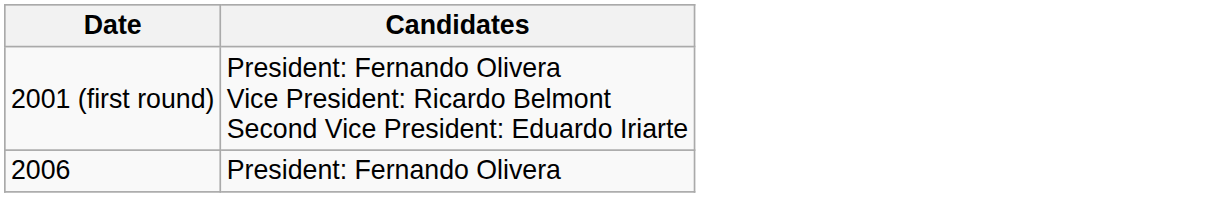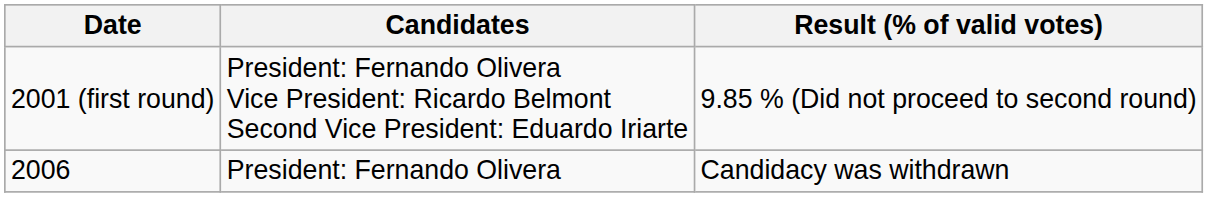+ column: (949, 25)
